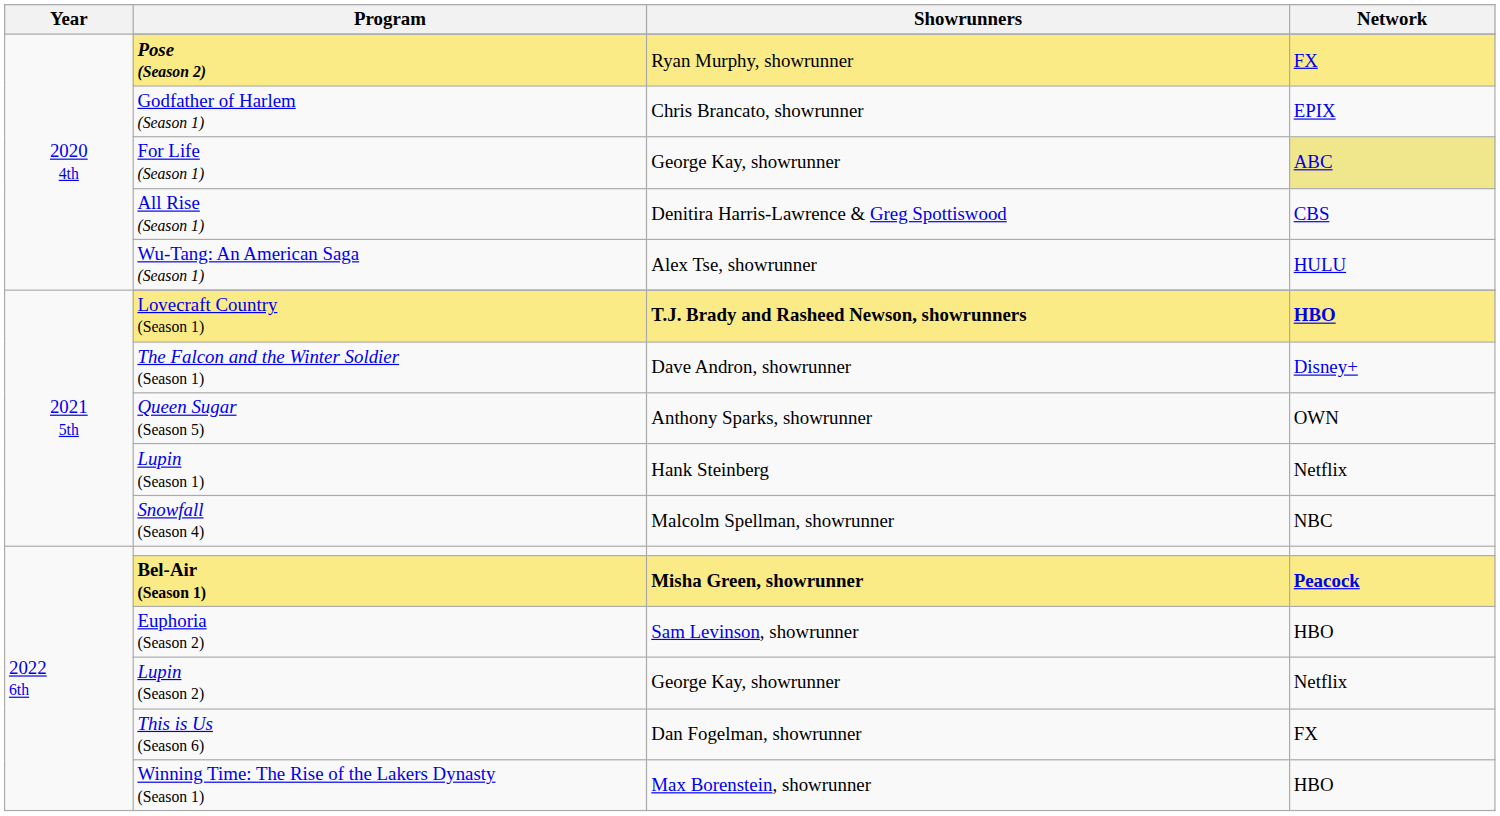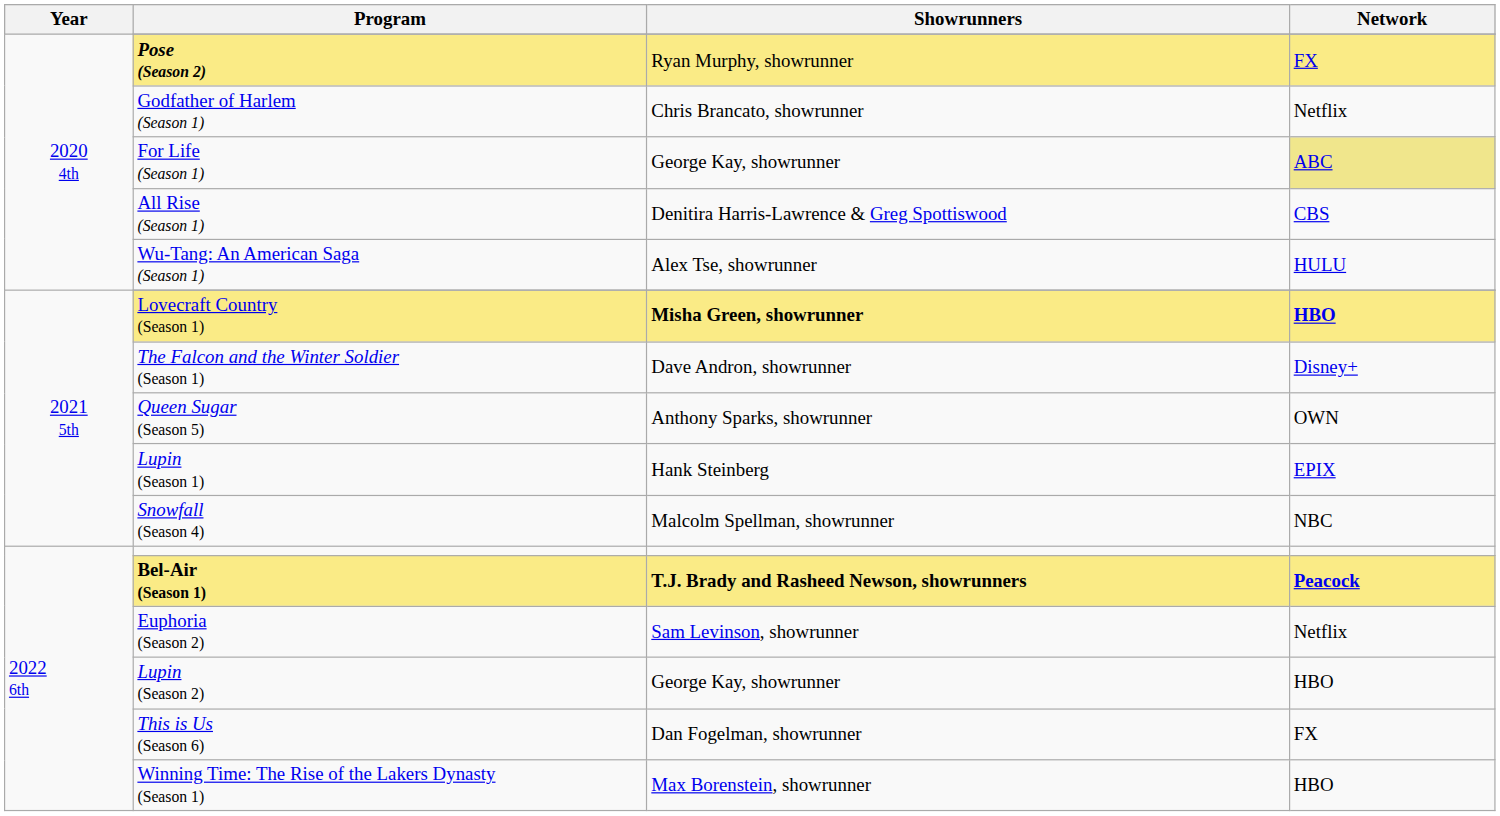(1315, 111) EPIX -> (1320, 111) Netflix
(839, 315) T.J. Brady and Rasheed Newson, showrunners -> (757, 315) Misha Green, showrunner
(1320, 469) Netflix -> (1315, 469) EPIX
(757, 580) Misha Green, showrunner -> (839, 580) T.J. Brady and Rasheed Newson, showrunners
(1314, 631) HBO -> (1320, 631) Netflix
(1320, 682) Netflix -> (1314, 682) HBO
